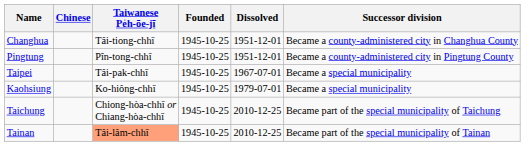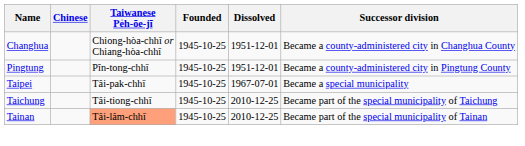(125, 40) Tâi-tiong-chhī -> (133, 46) Chiong-hòa-chhī or Chiang-hòa-chhī
- row: (29, 89)
(136, 111) Chiong-hòa-chhī or Chiang-hòa-chhī -> (122, 100) Tâi-tiong-chhī
